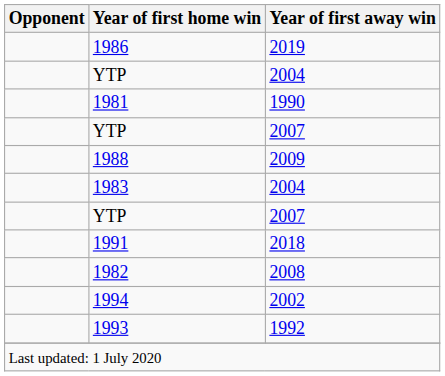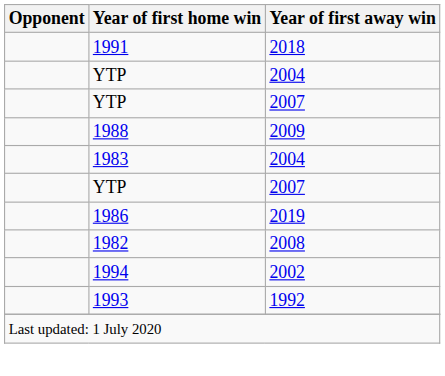rows swapped: (111, 46) <-> (111, 243)
- row: (111, 103)
